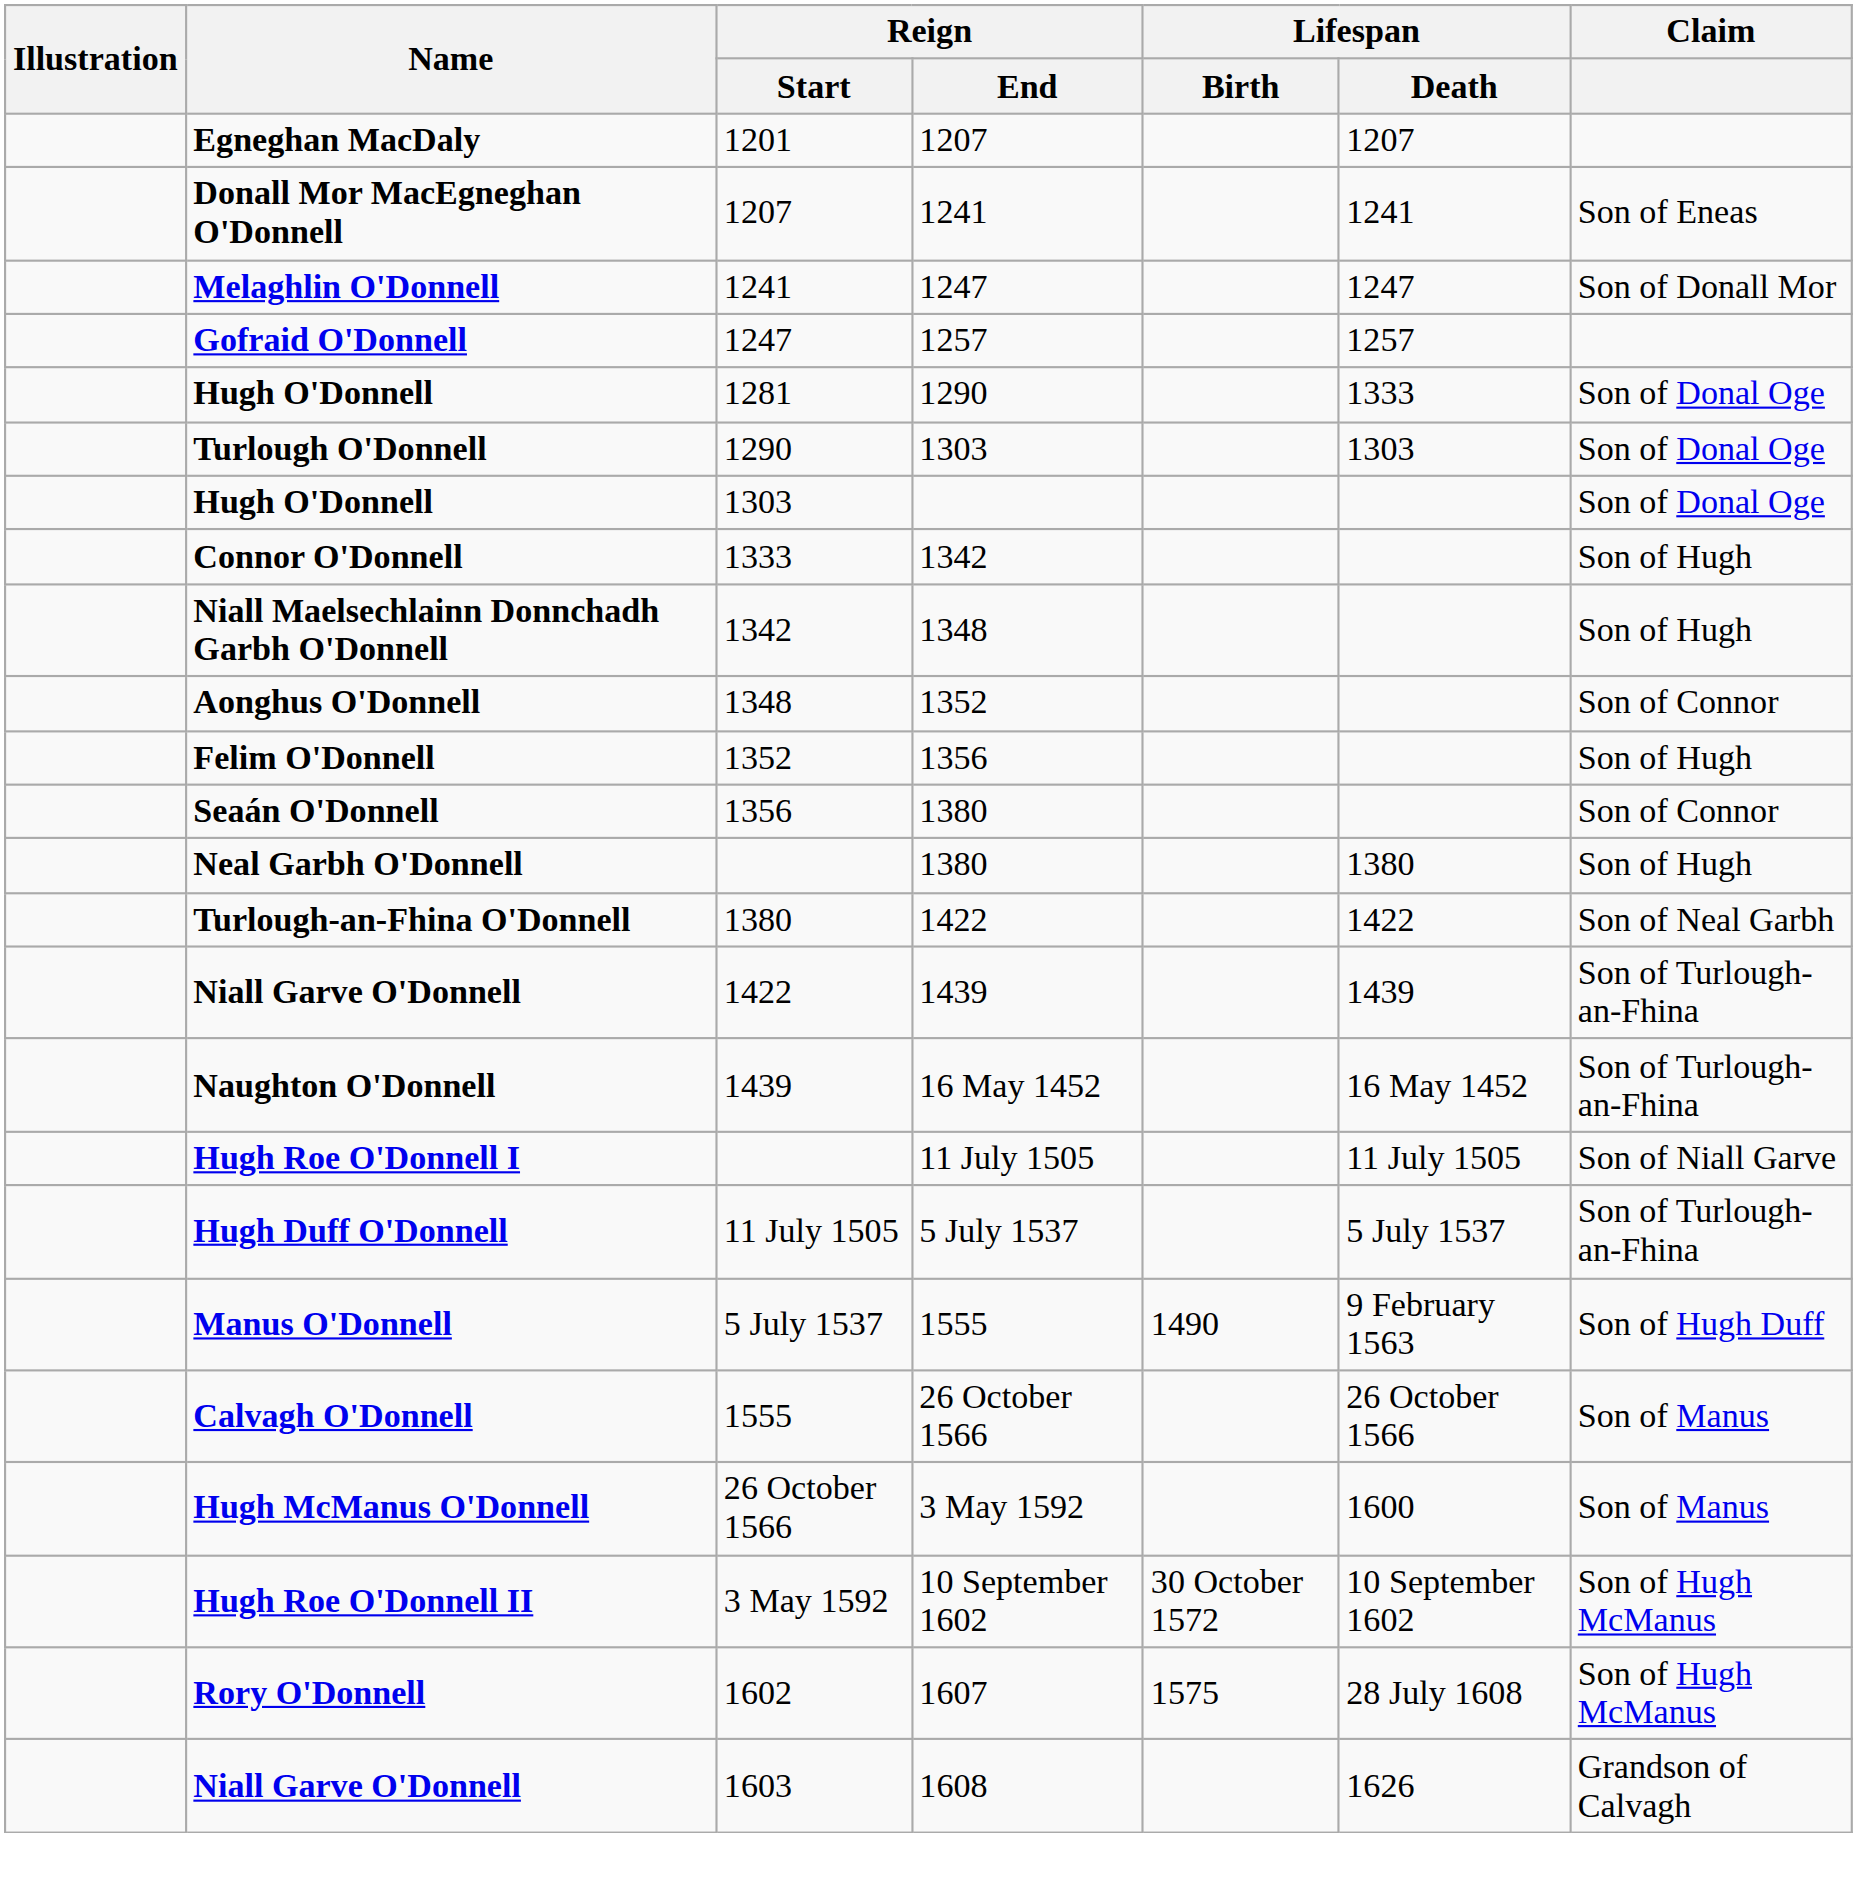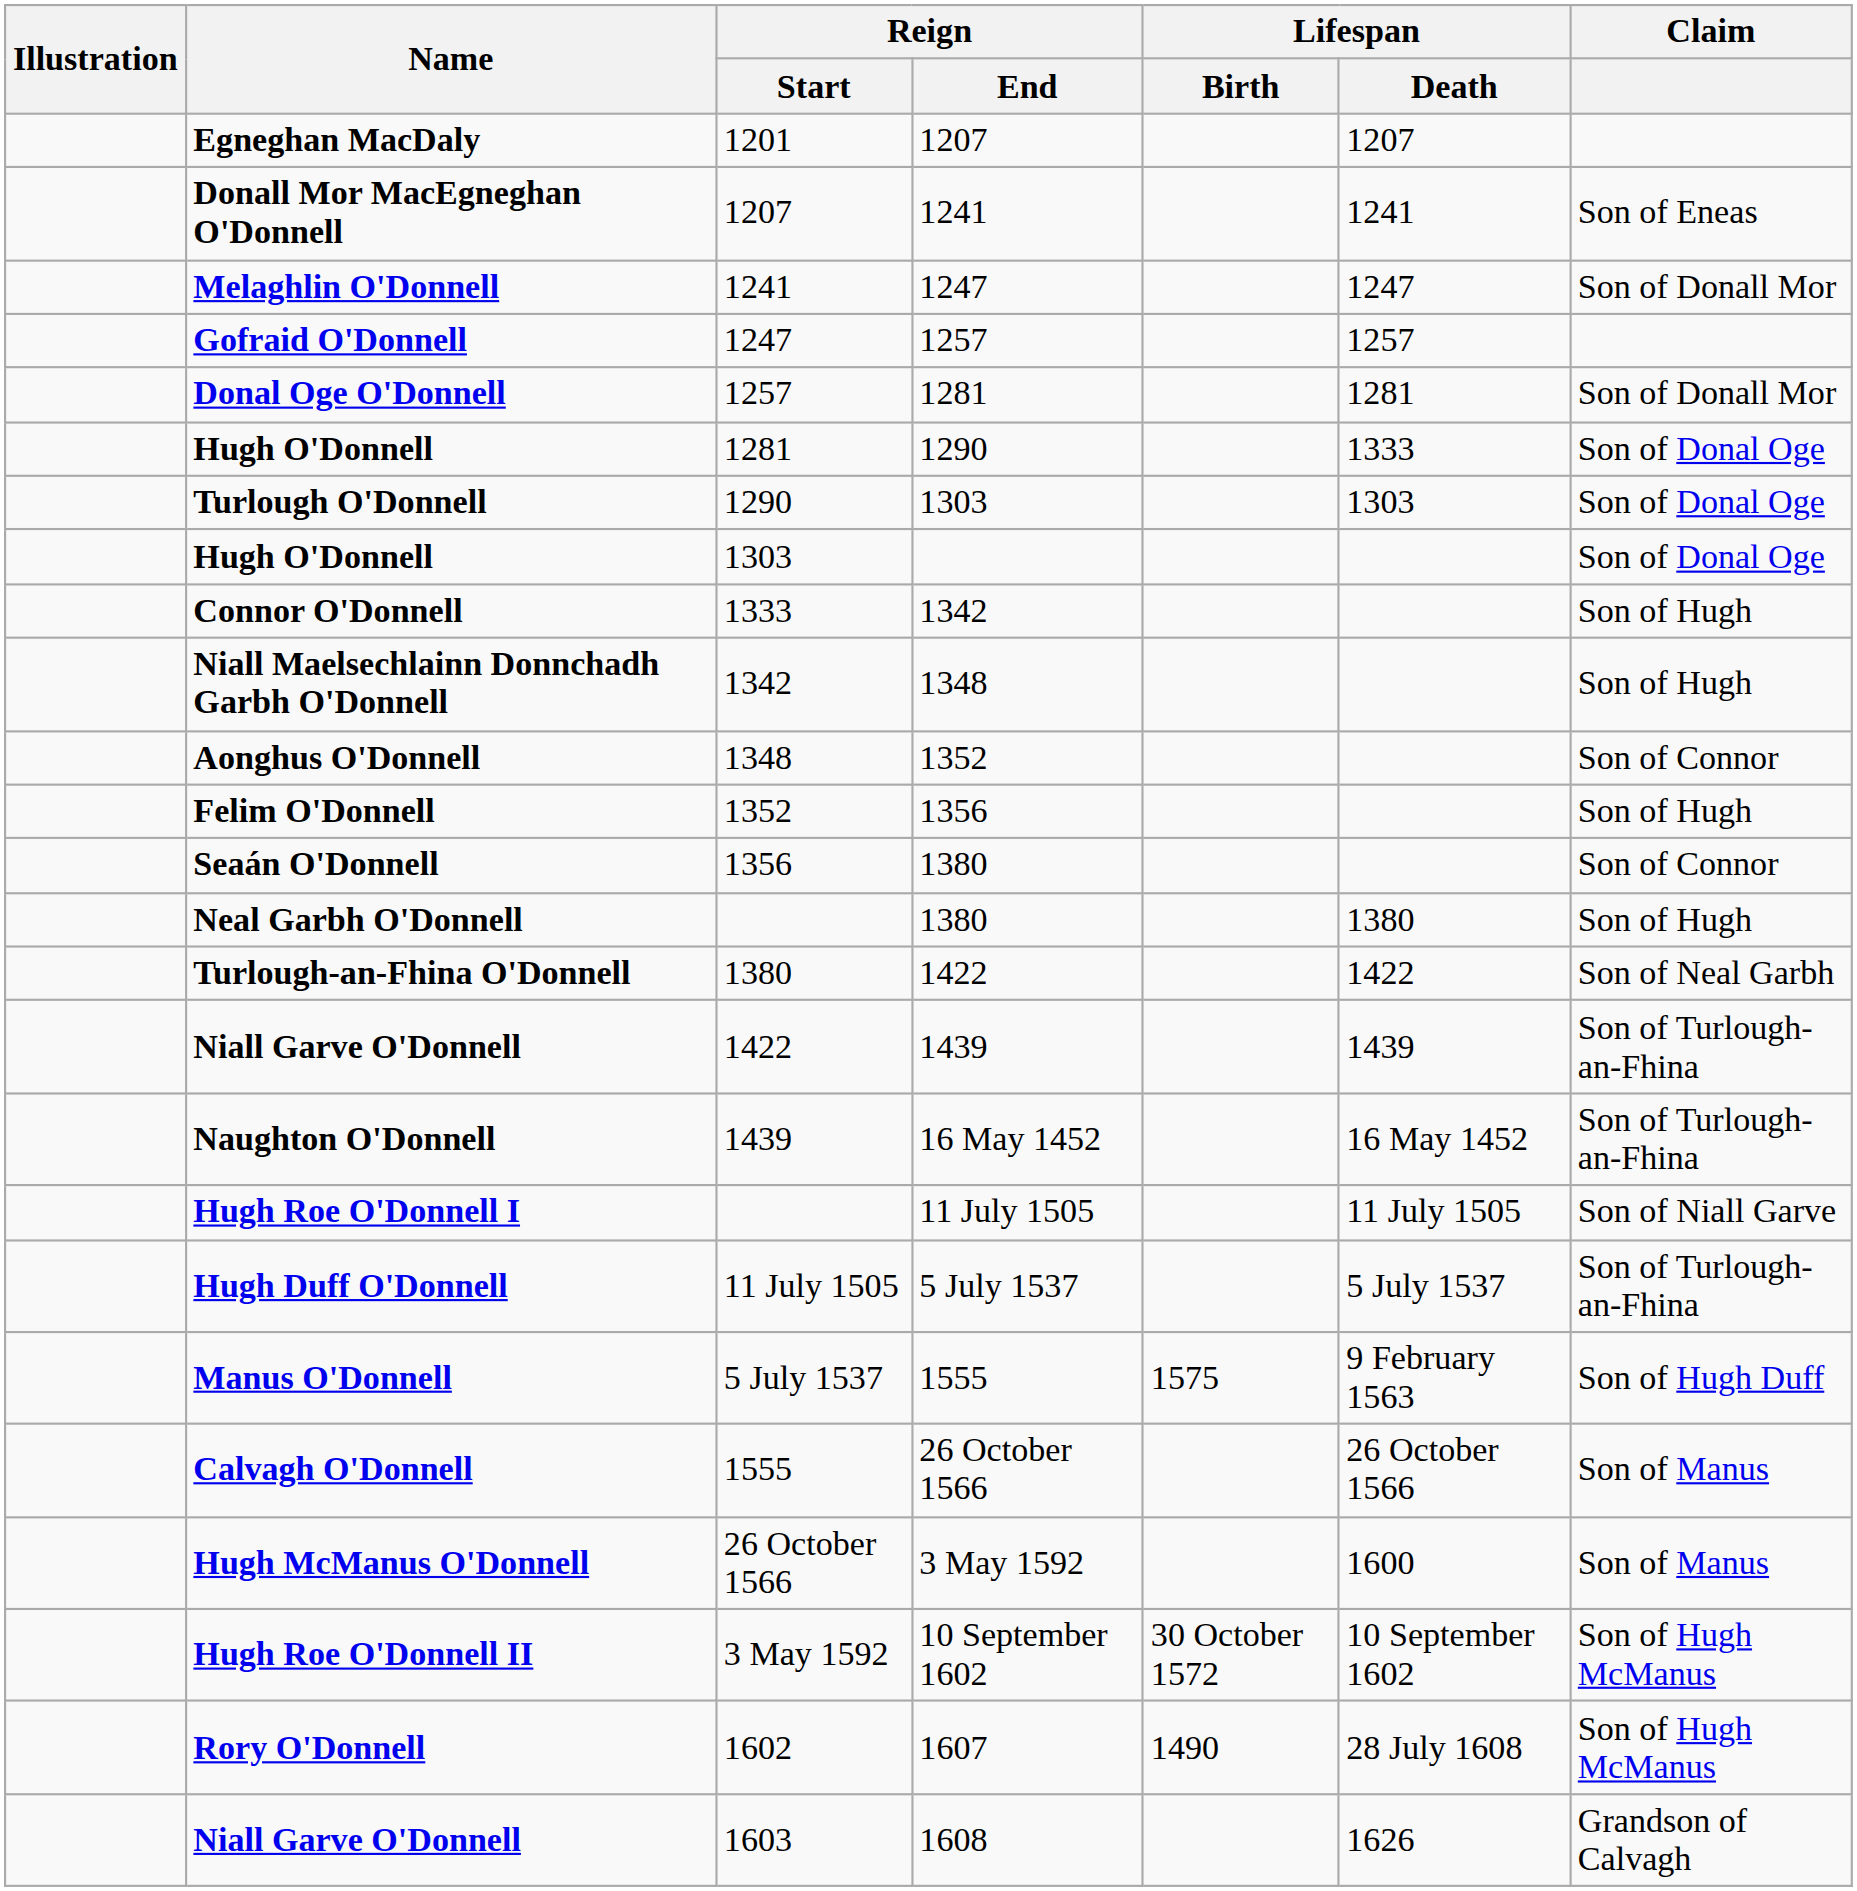+ row: (350, 394)
(1185, 1323) 1490 -> (1185, 1377) 1575
(1185, 1692) 1575 -> (1185, 1746) 1490
